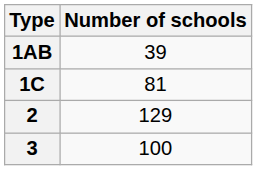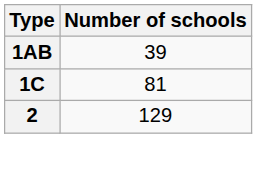- row: (32, 148)
